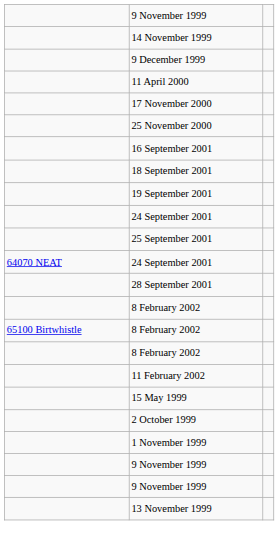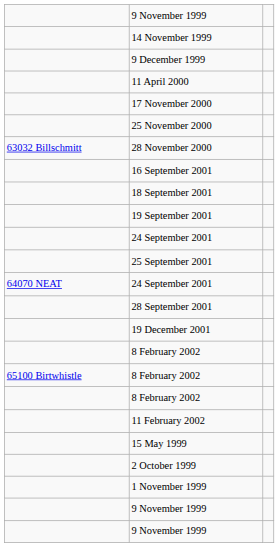+ row: (44, 147)
+ row: (67, 330)
- row: (67, 509)
